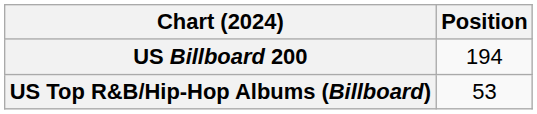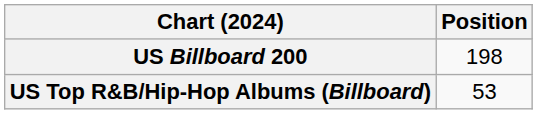(484, 56) 194 -> (484, 56) 198
